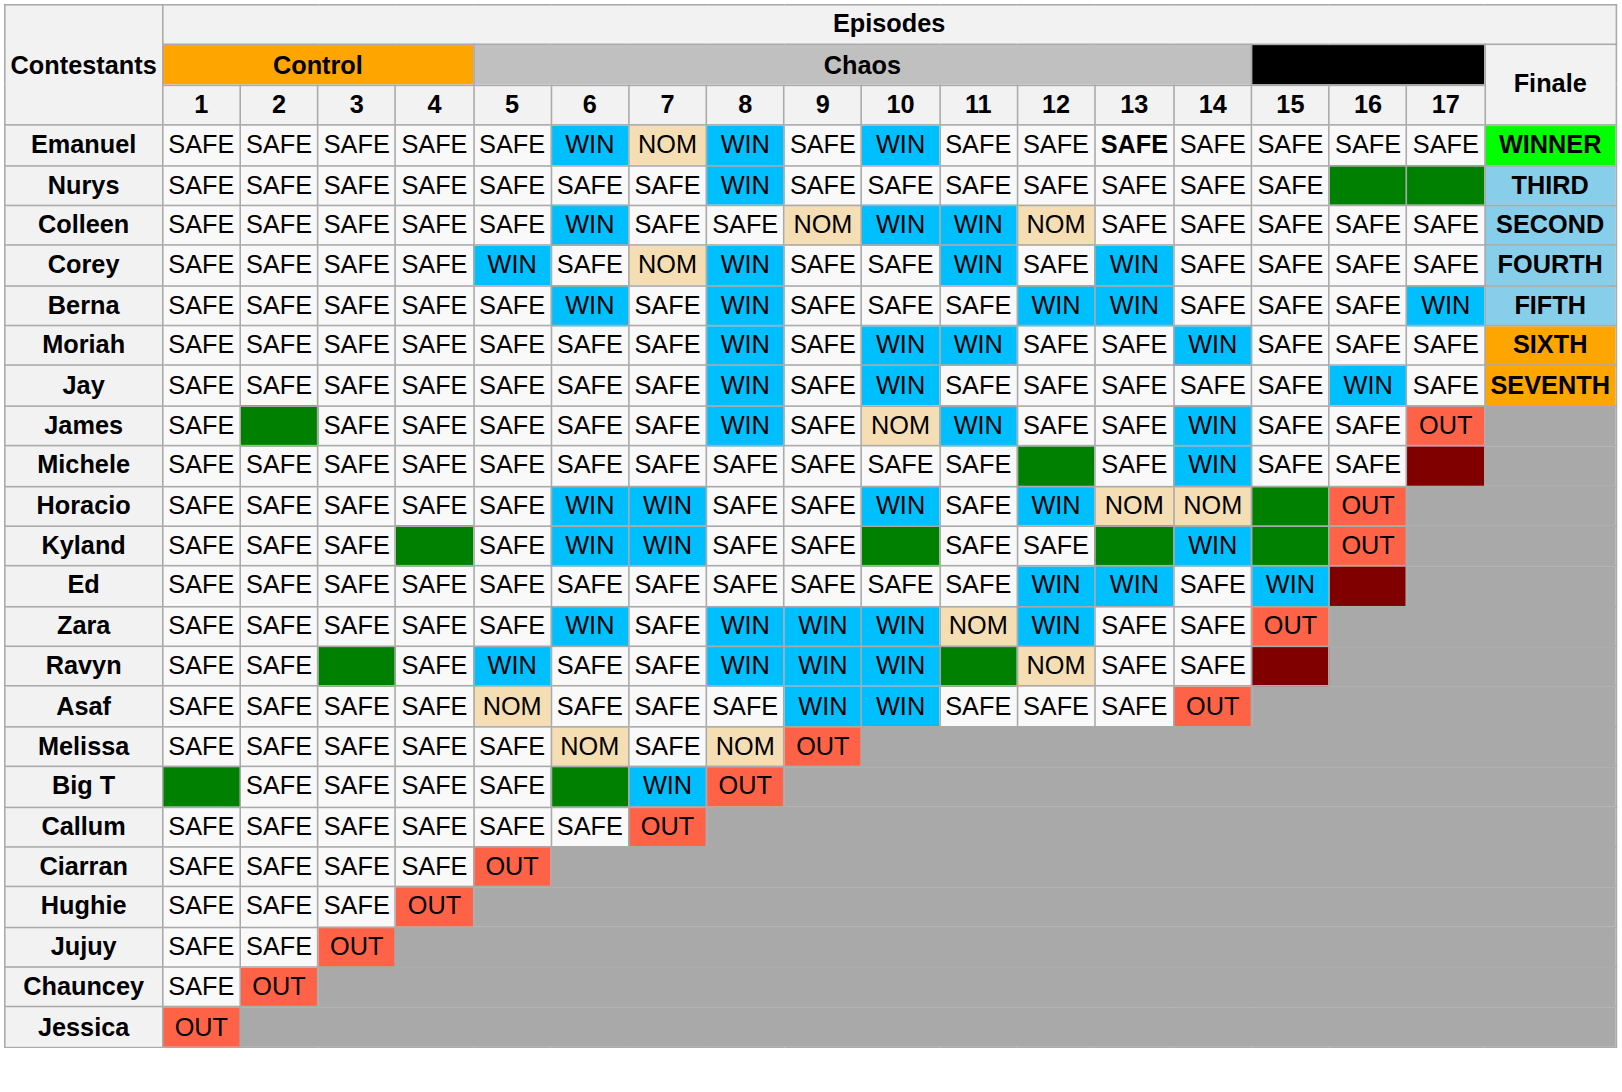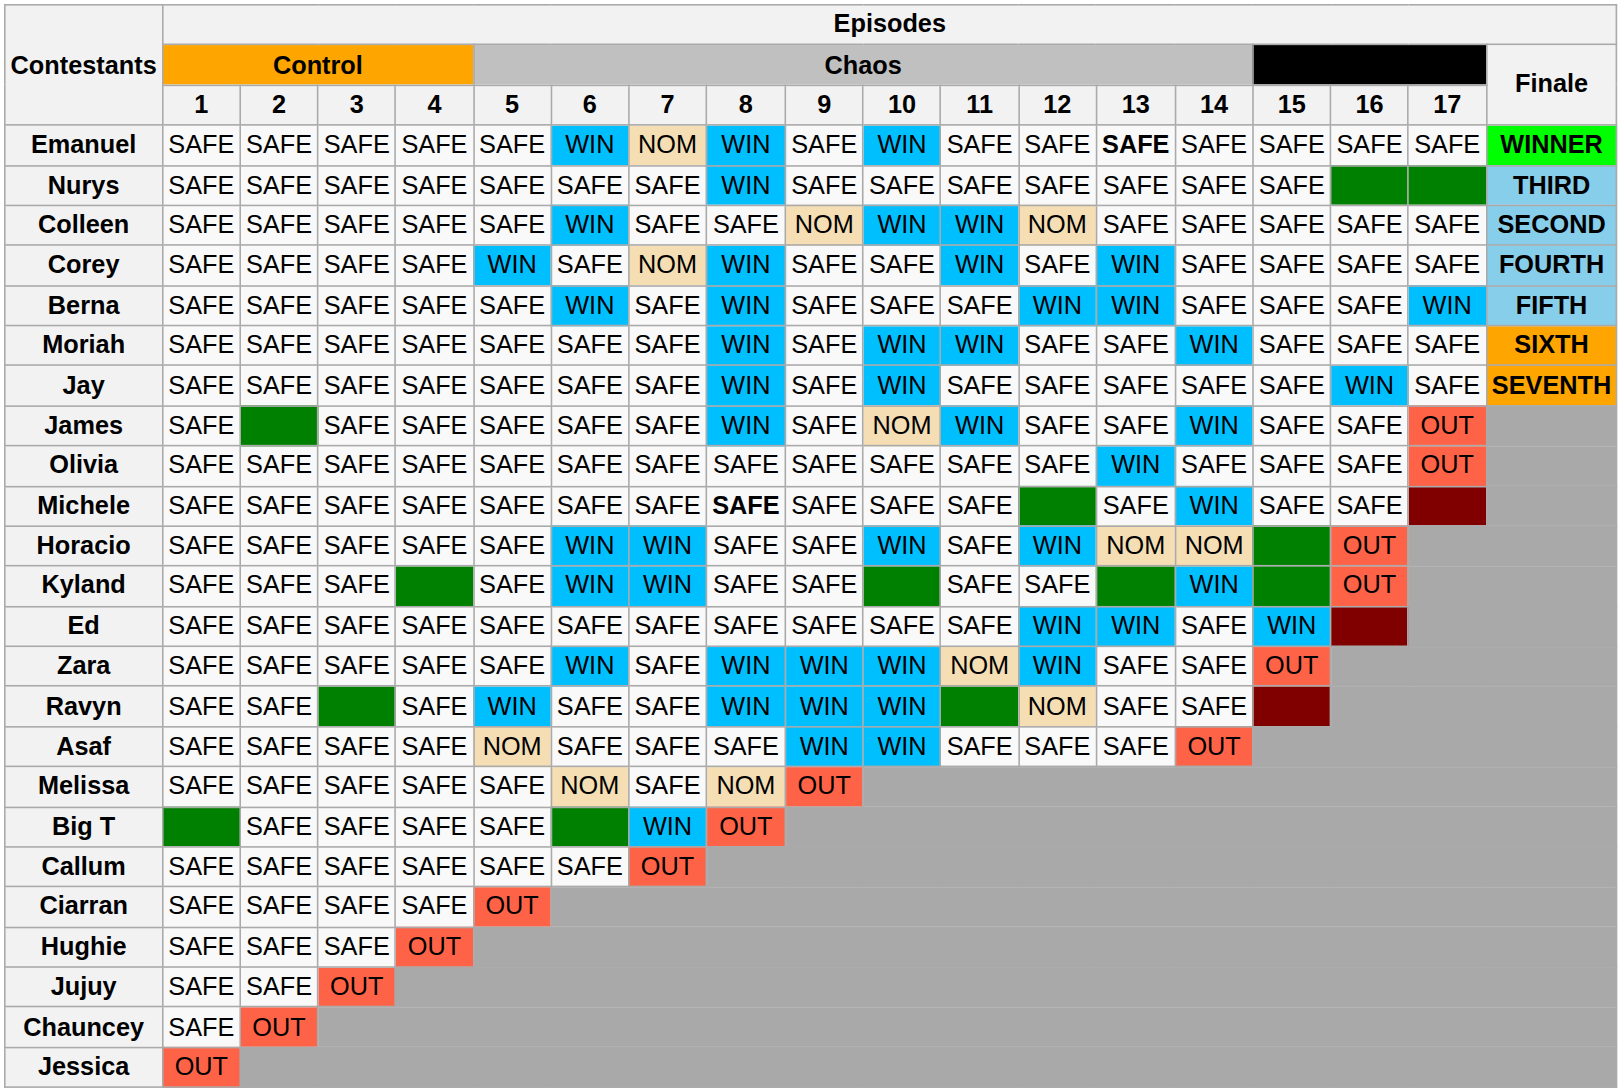+ row: (84, 465)
(745, 465) normal -> (746, 505) bold
